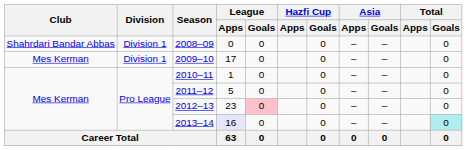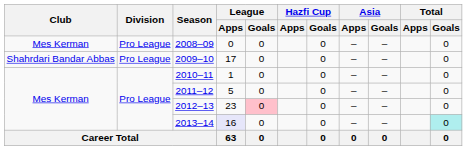(61, 43) Shahrdari Bandar Abbas -> (61, 43) Mes Kerman
(145, 43) Division 1 -> (145, 43) Pro League
(61, 59) Mes Kerman -> (61, 59) Shahrdari Bandar Abbas
(145, 59) Division 1 -> (145, 59) Pro League
